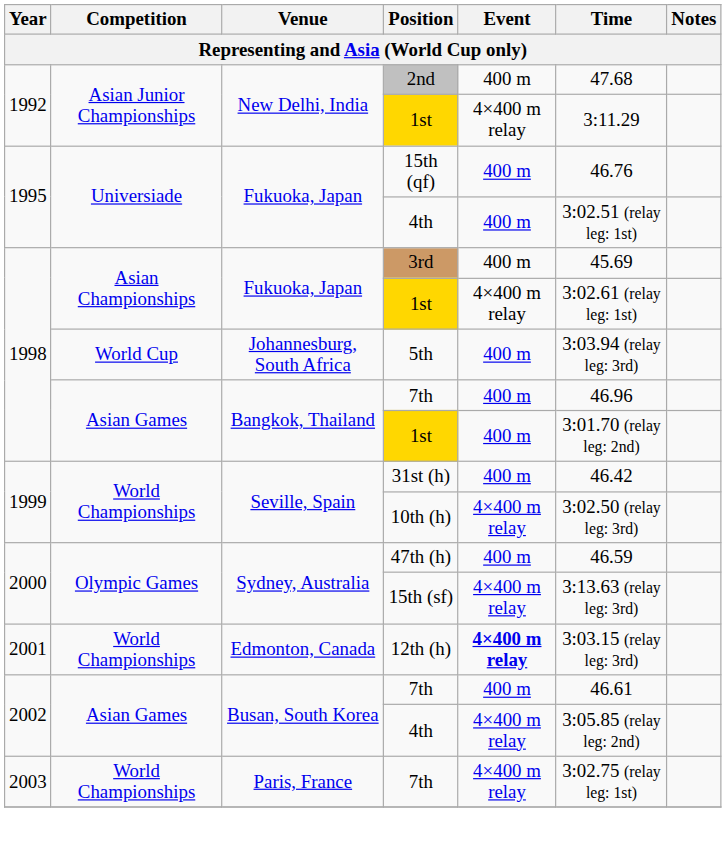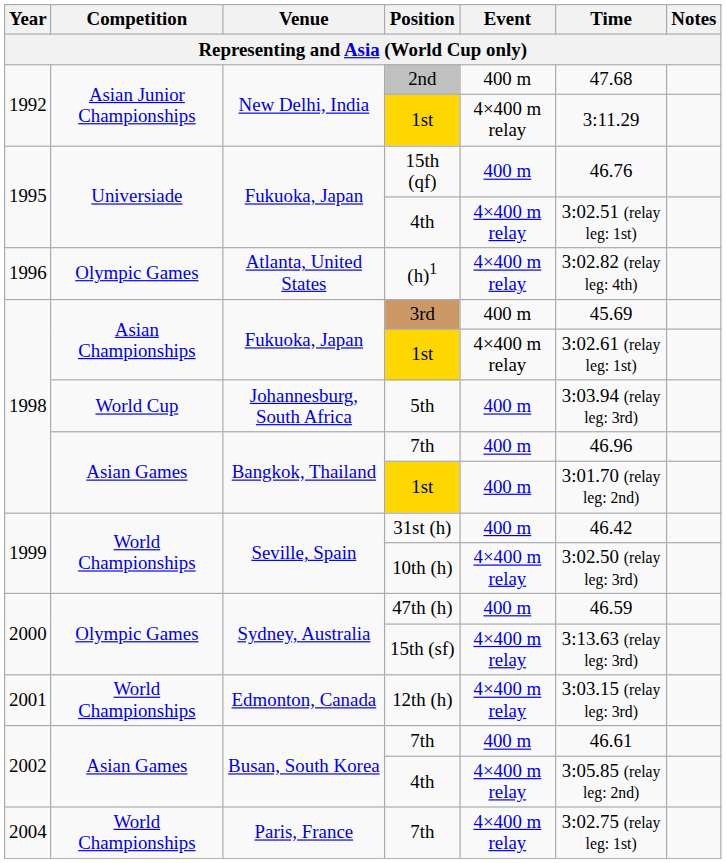(507, 222) 400 m -> (507, 222) 4×400 m relay
+ row: (304, 273)
(507, 649) bold -> (507, 700) normal
(28, 781) 2003 -> (28, 832) 2004
